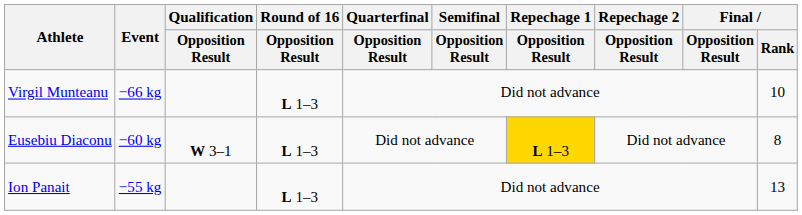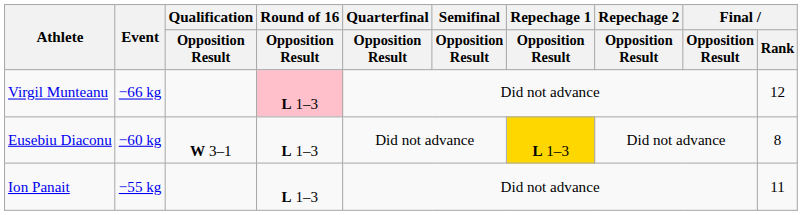(300, 104) no background -> (300, 104) pink background
(778, 93) 10 -> (778, 93) 12
(778, 187) 13 -> (778, 187) 11
